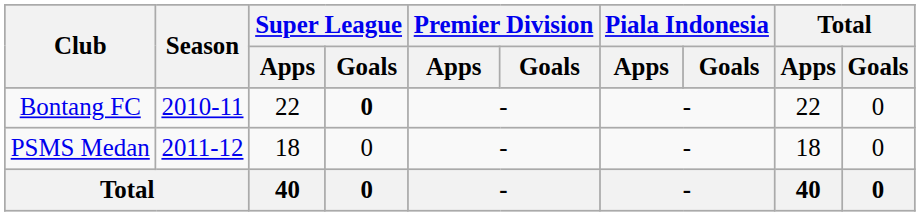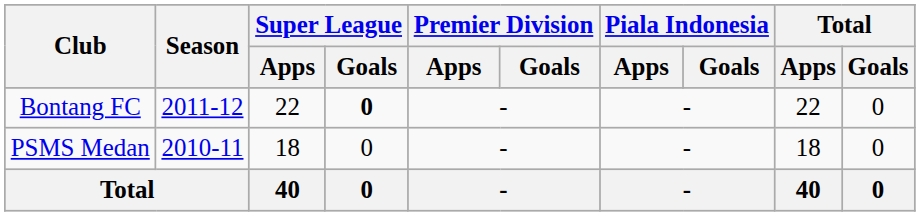(202, 107) 2010-11 -> (202, 107) 2011-12
(202, 148) 2011-12 -> (202, 148) 2010-11
